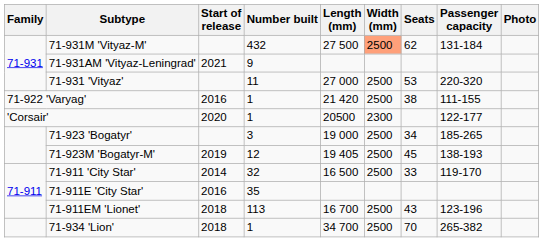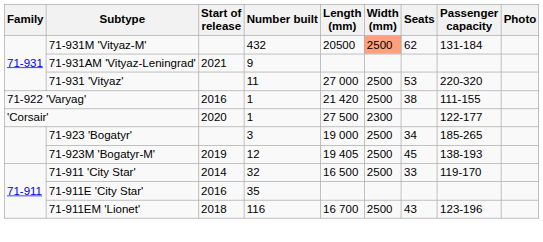(341, 44) 27 500 -> (339, 44) 20500
(339, 117) 20500 -> (341, 117) 27 500
(256, 209) 113 -> (256, 209) 116
- row: (81, 227)
